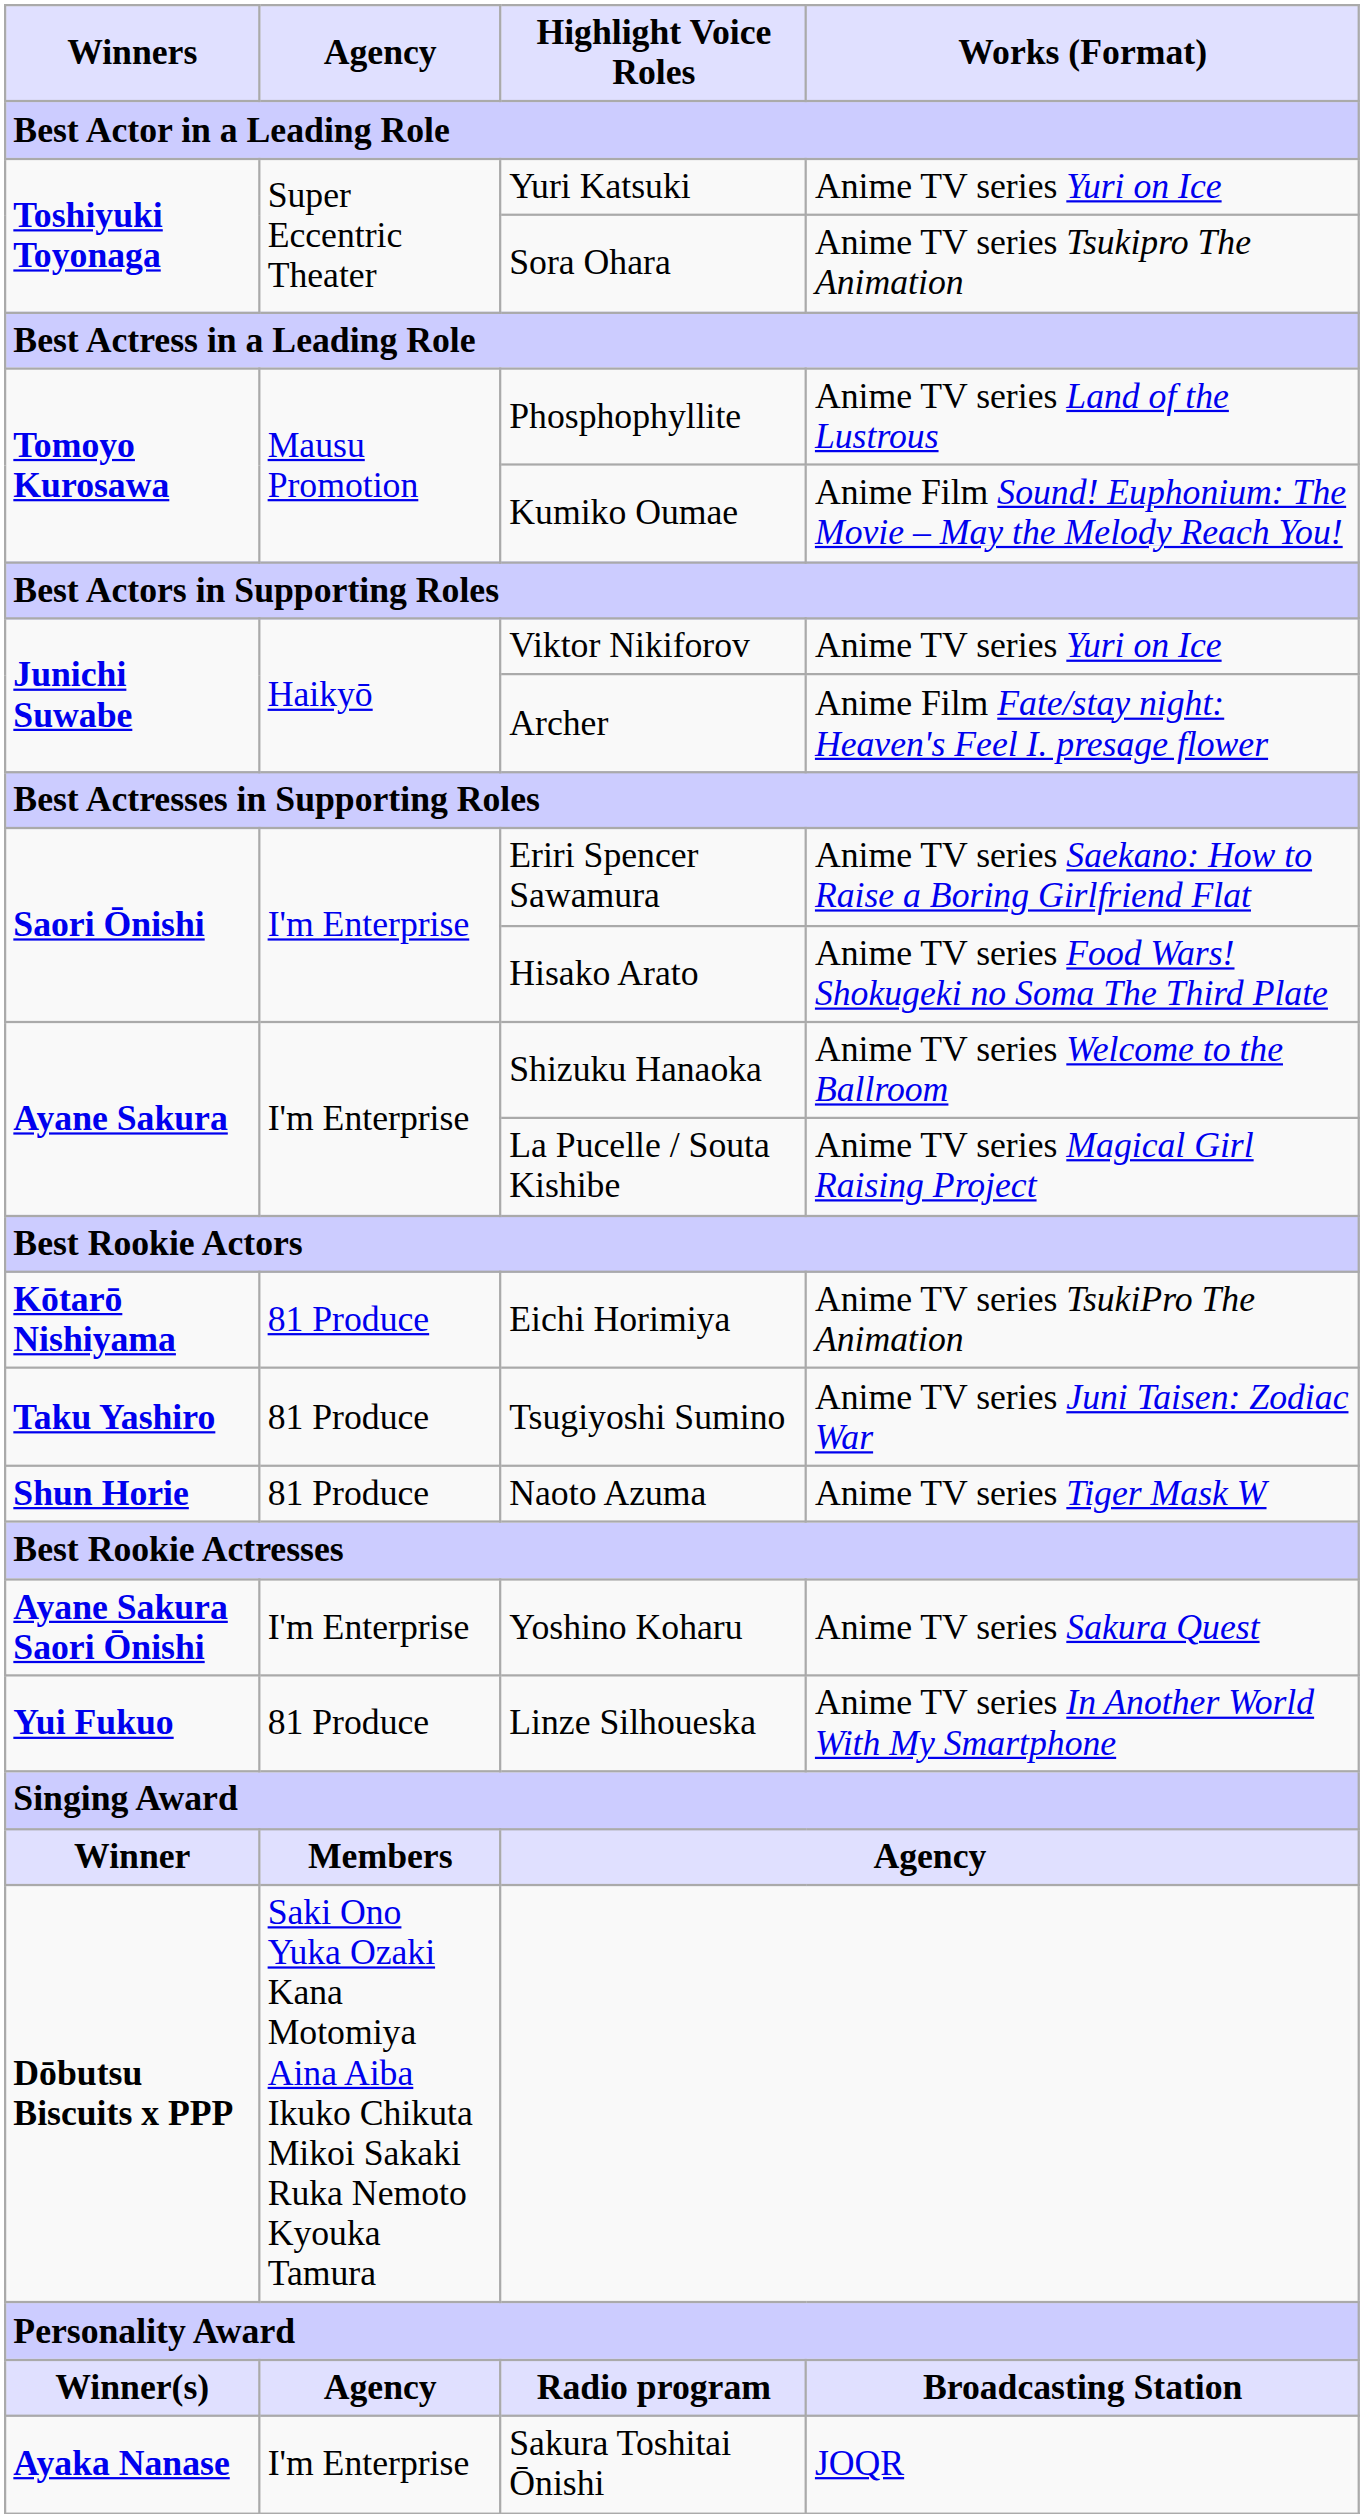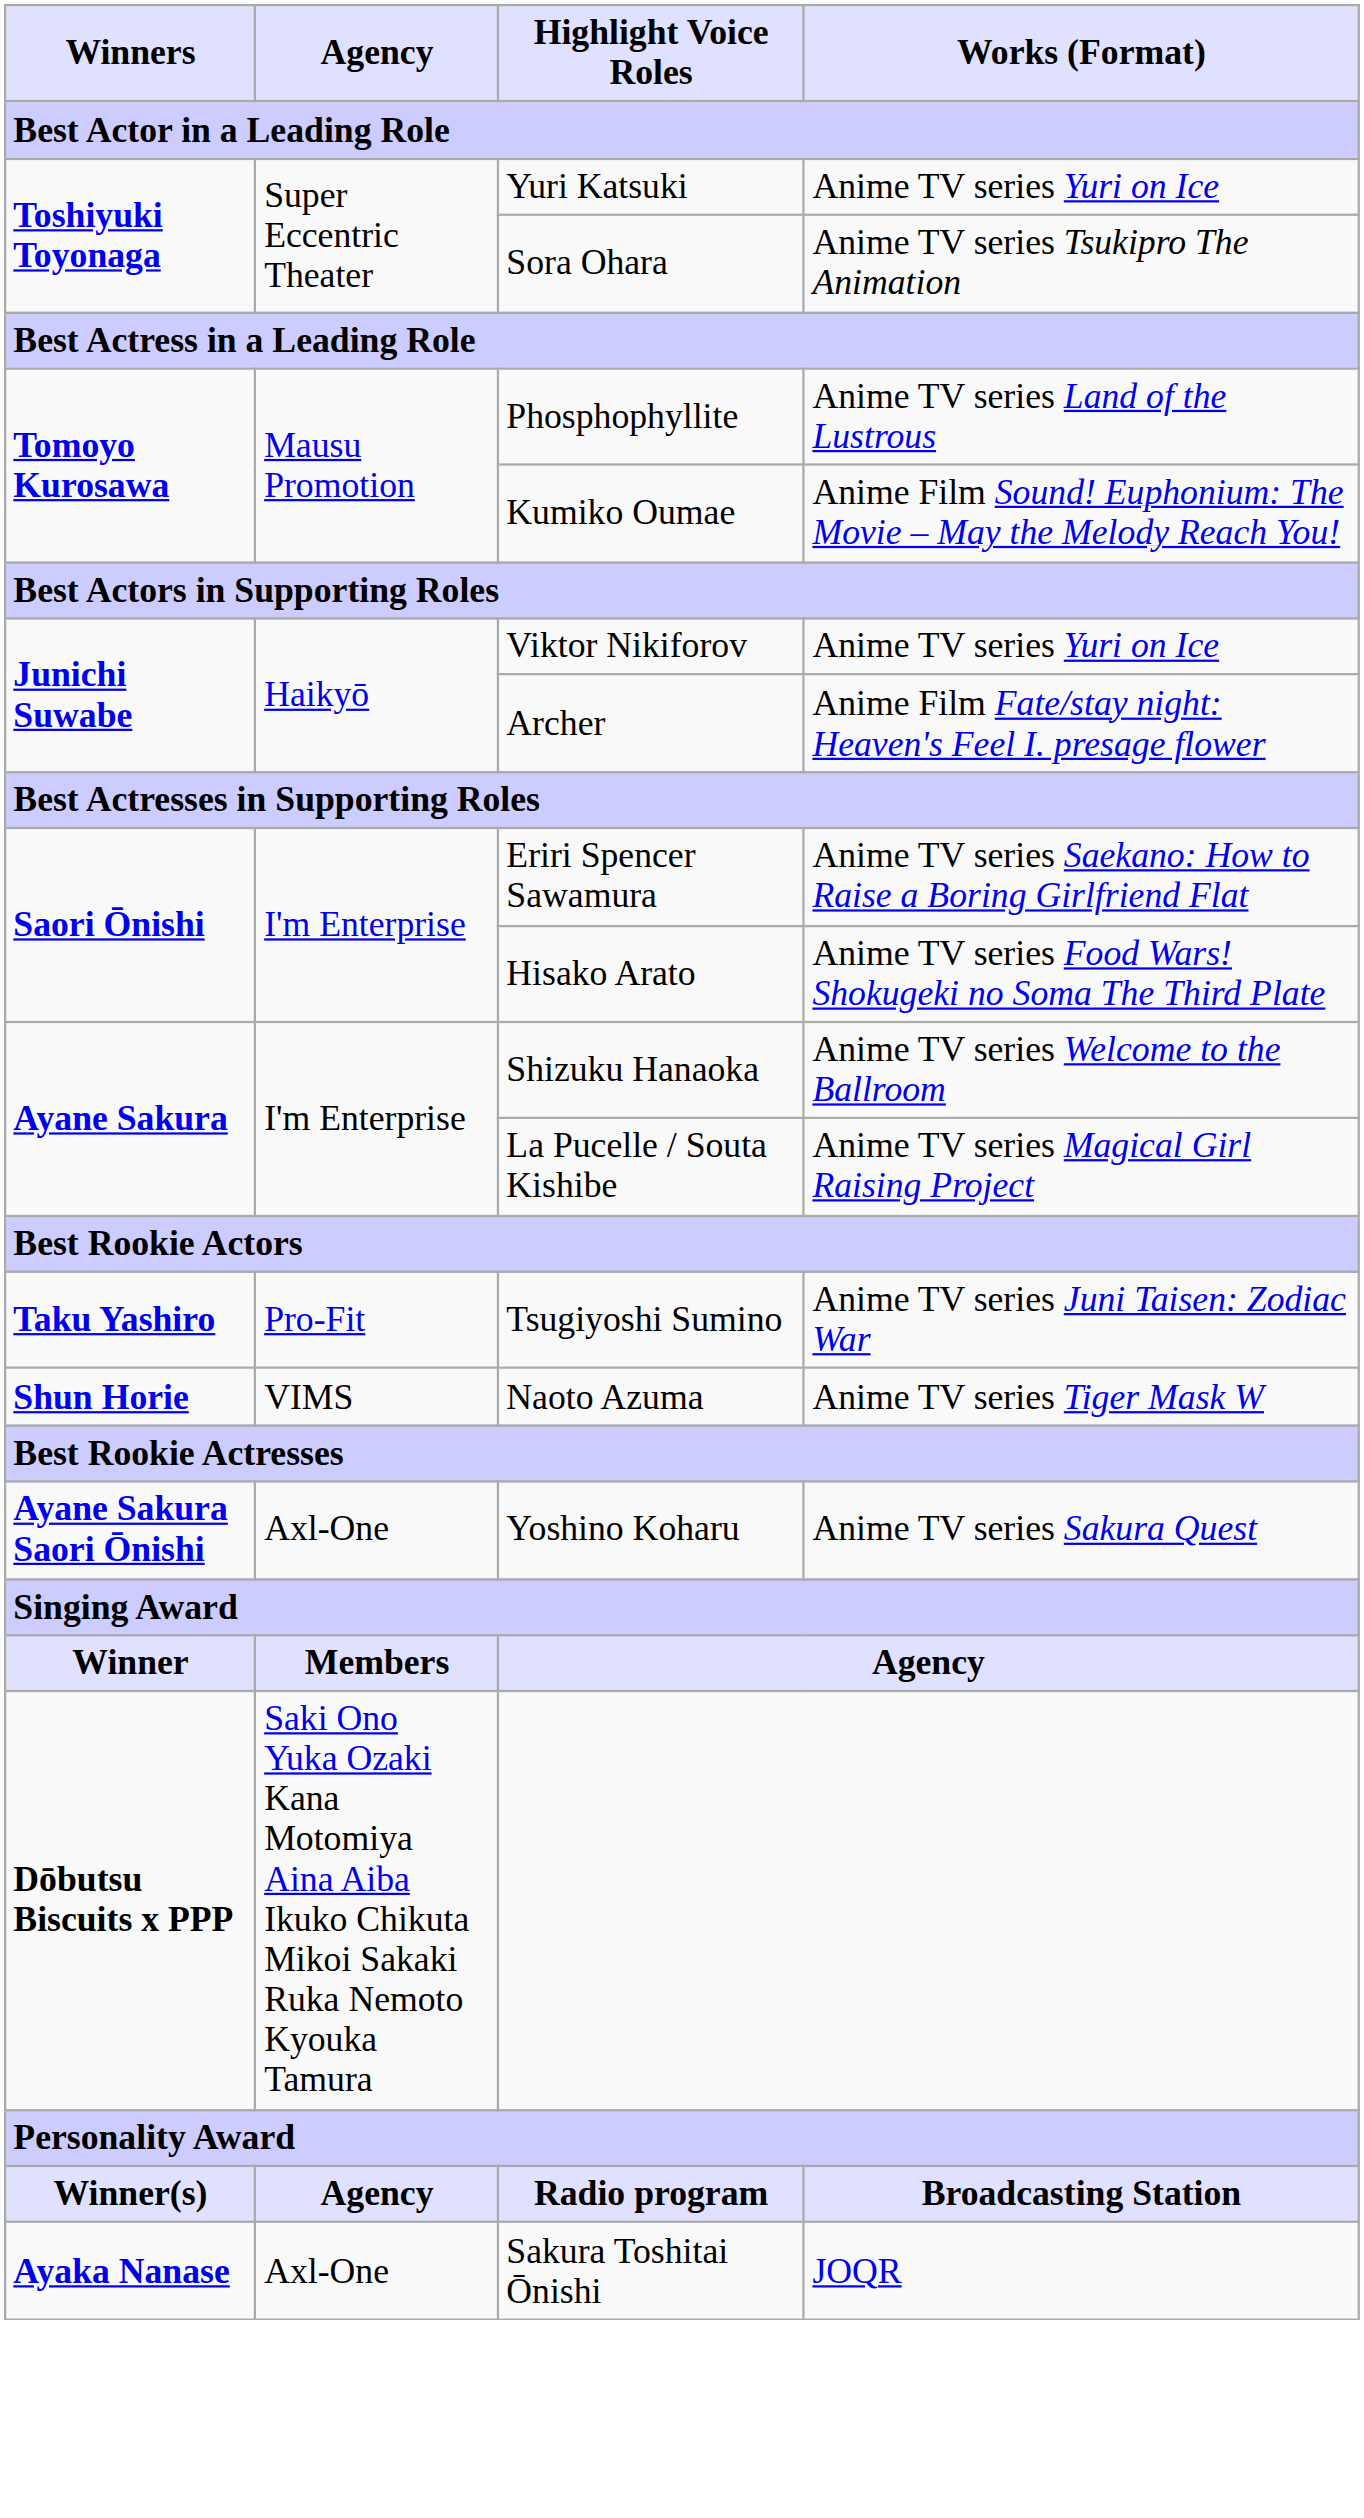- row: (620, 1319)
(348, 1416) 81 Produce -> (315, 1319) Pro-Fit
(348, 1492) 81 Produce -> (309, 1396) VIMS
(368, 1626) I'm Enterprise -> (327, 1529) Axl-One
- row: (633, 1722)
(368, 2463) I'm Enterprise -> (327, 2270) Axl-One
